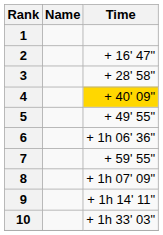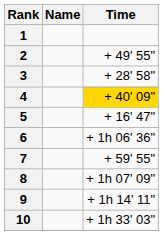(130, 55) + 16' 47" -> (130, 55) + 49' 55"
(130, 117) + 49' 55" -> (130, 117) + 16' 47"
